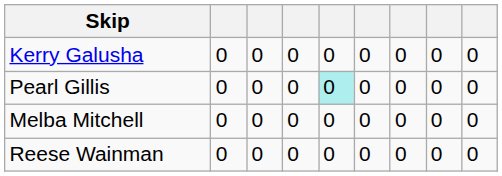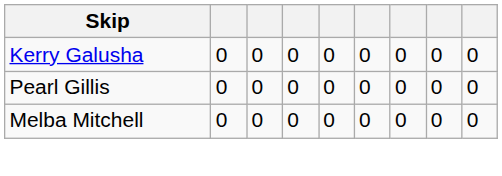(329, 87) paleturquoise background -> (329, 87) no background
- row: (87, 154)
